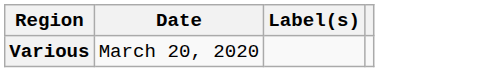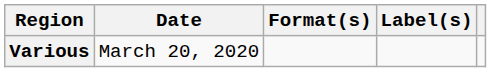+ column: (320, 20)
